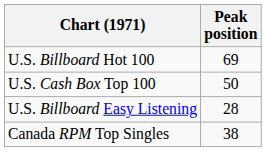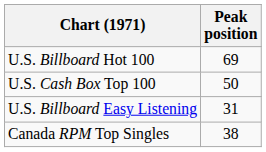(231, 109) 28 -> (231, 109) 31
